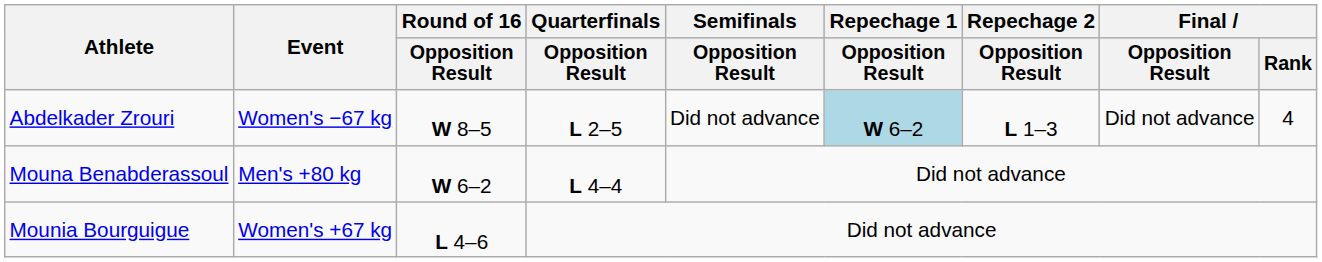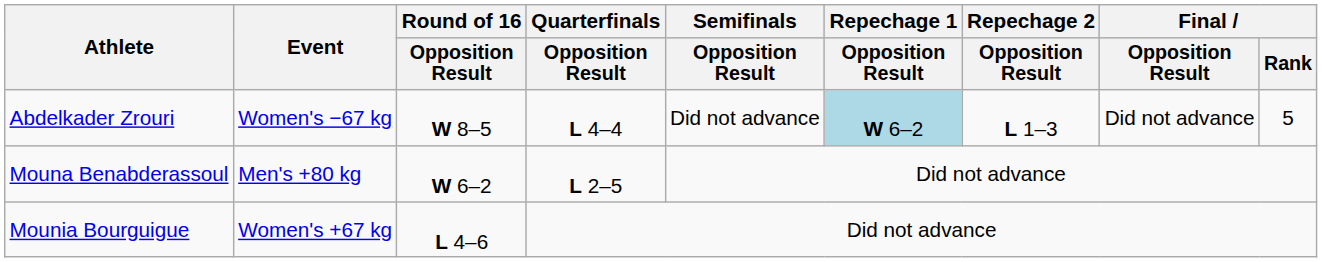(596, 130) L 2–5 -> (596, 130) L 4–4
(1288, 118) 4 -> (1288, 118) 5
(596, 186) L 4–4 -> (596, 186) L 2–5
